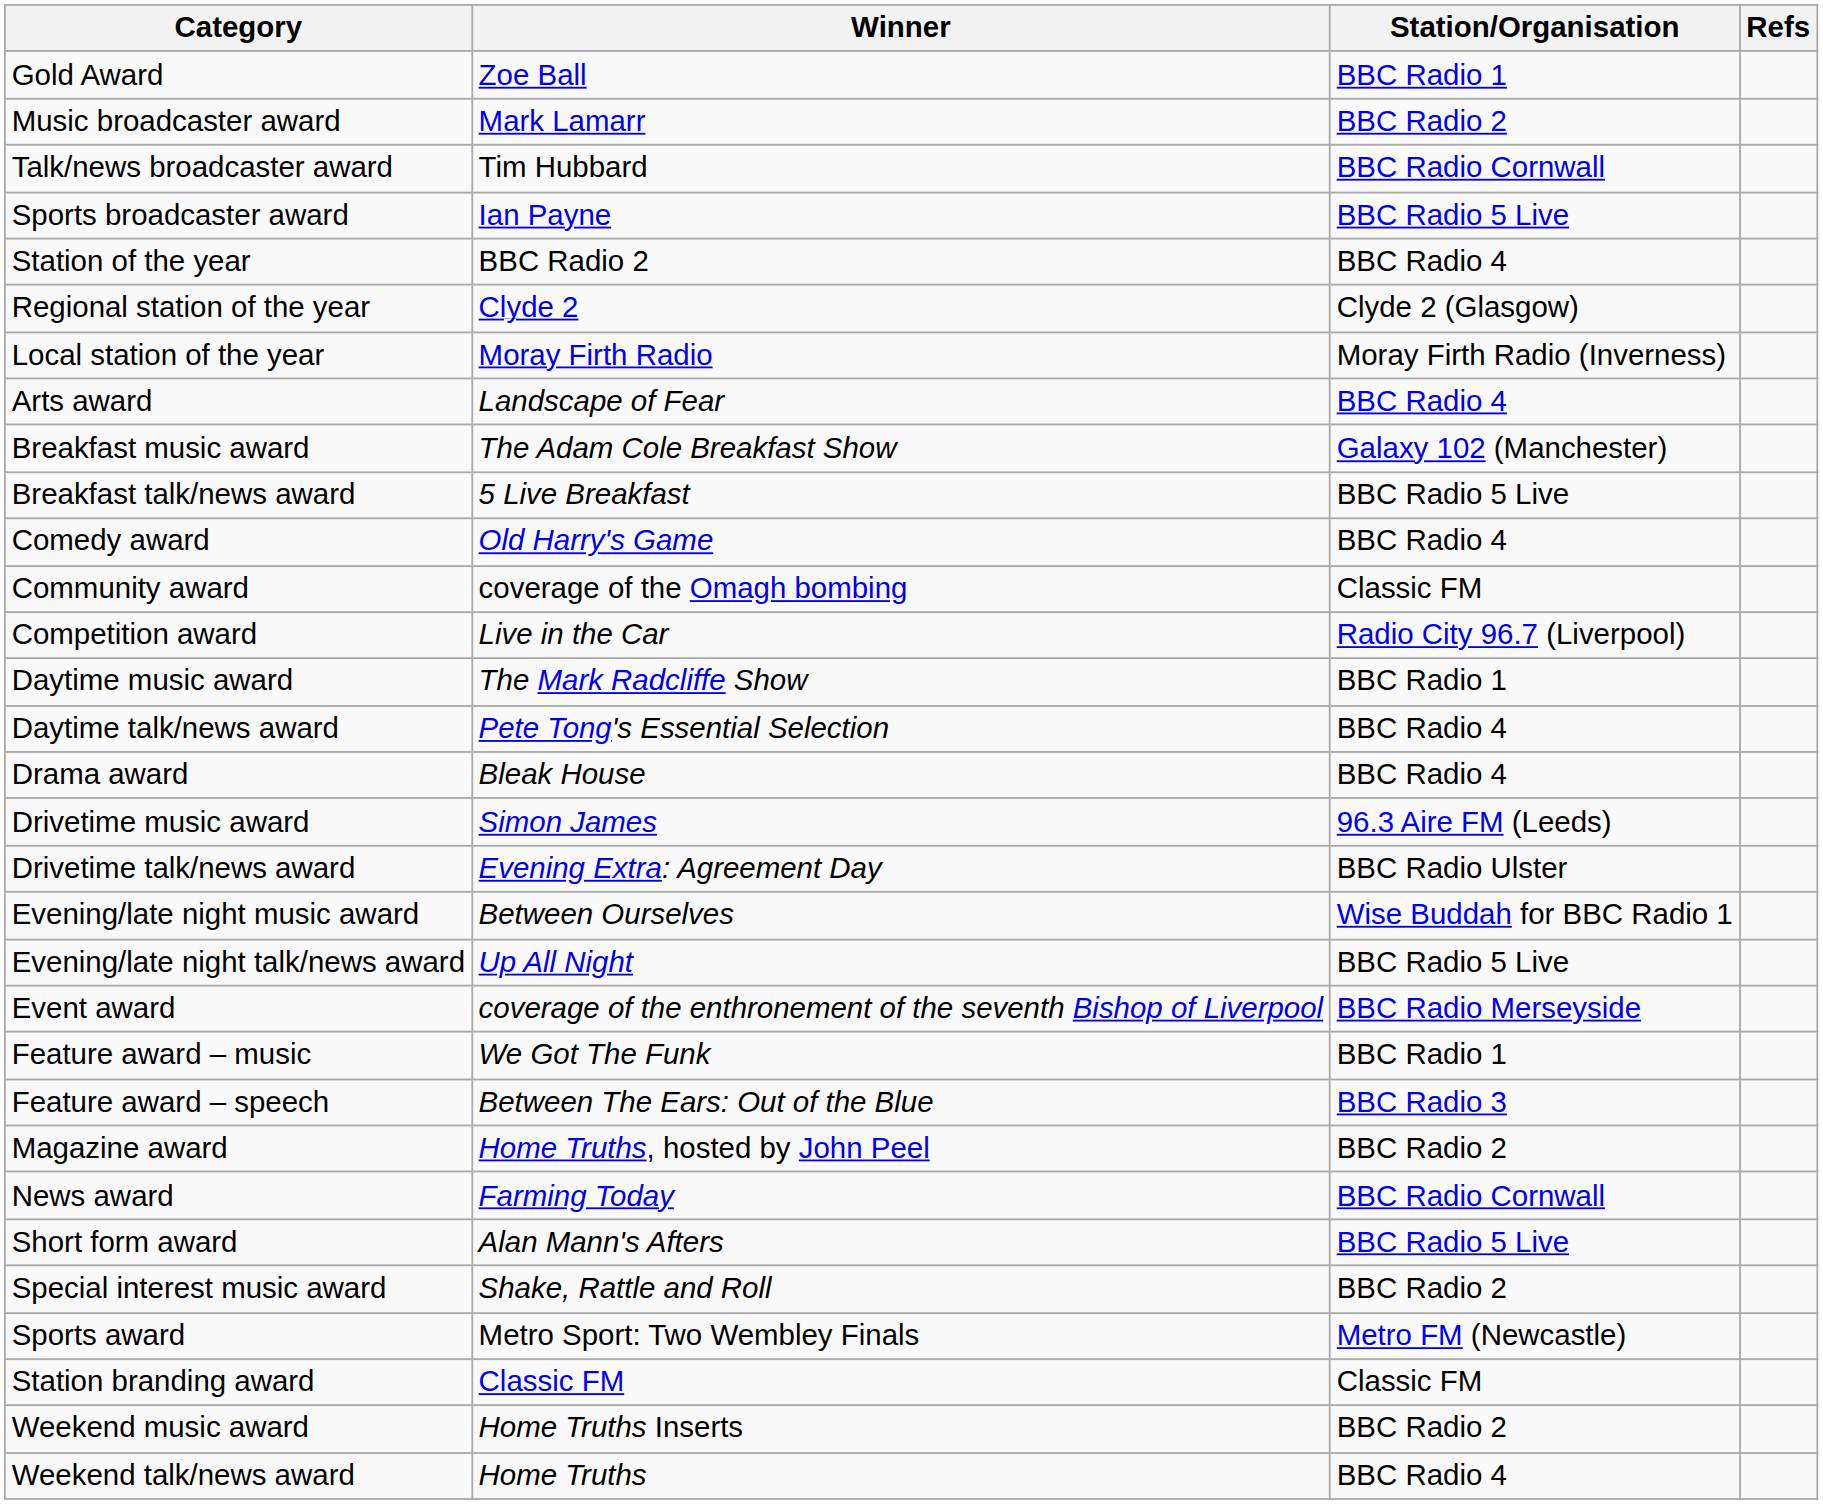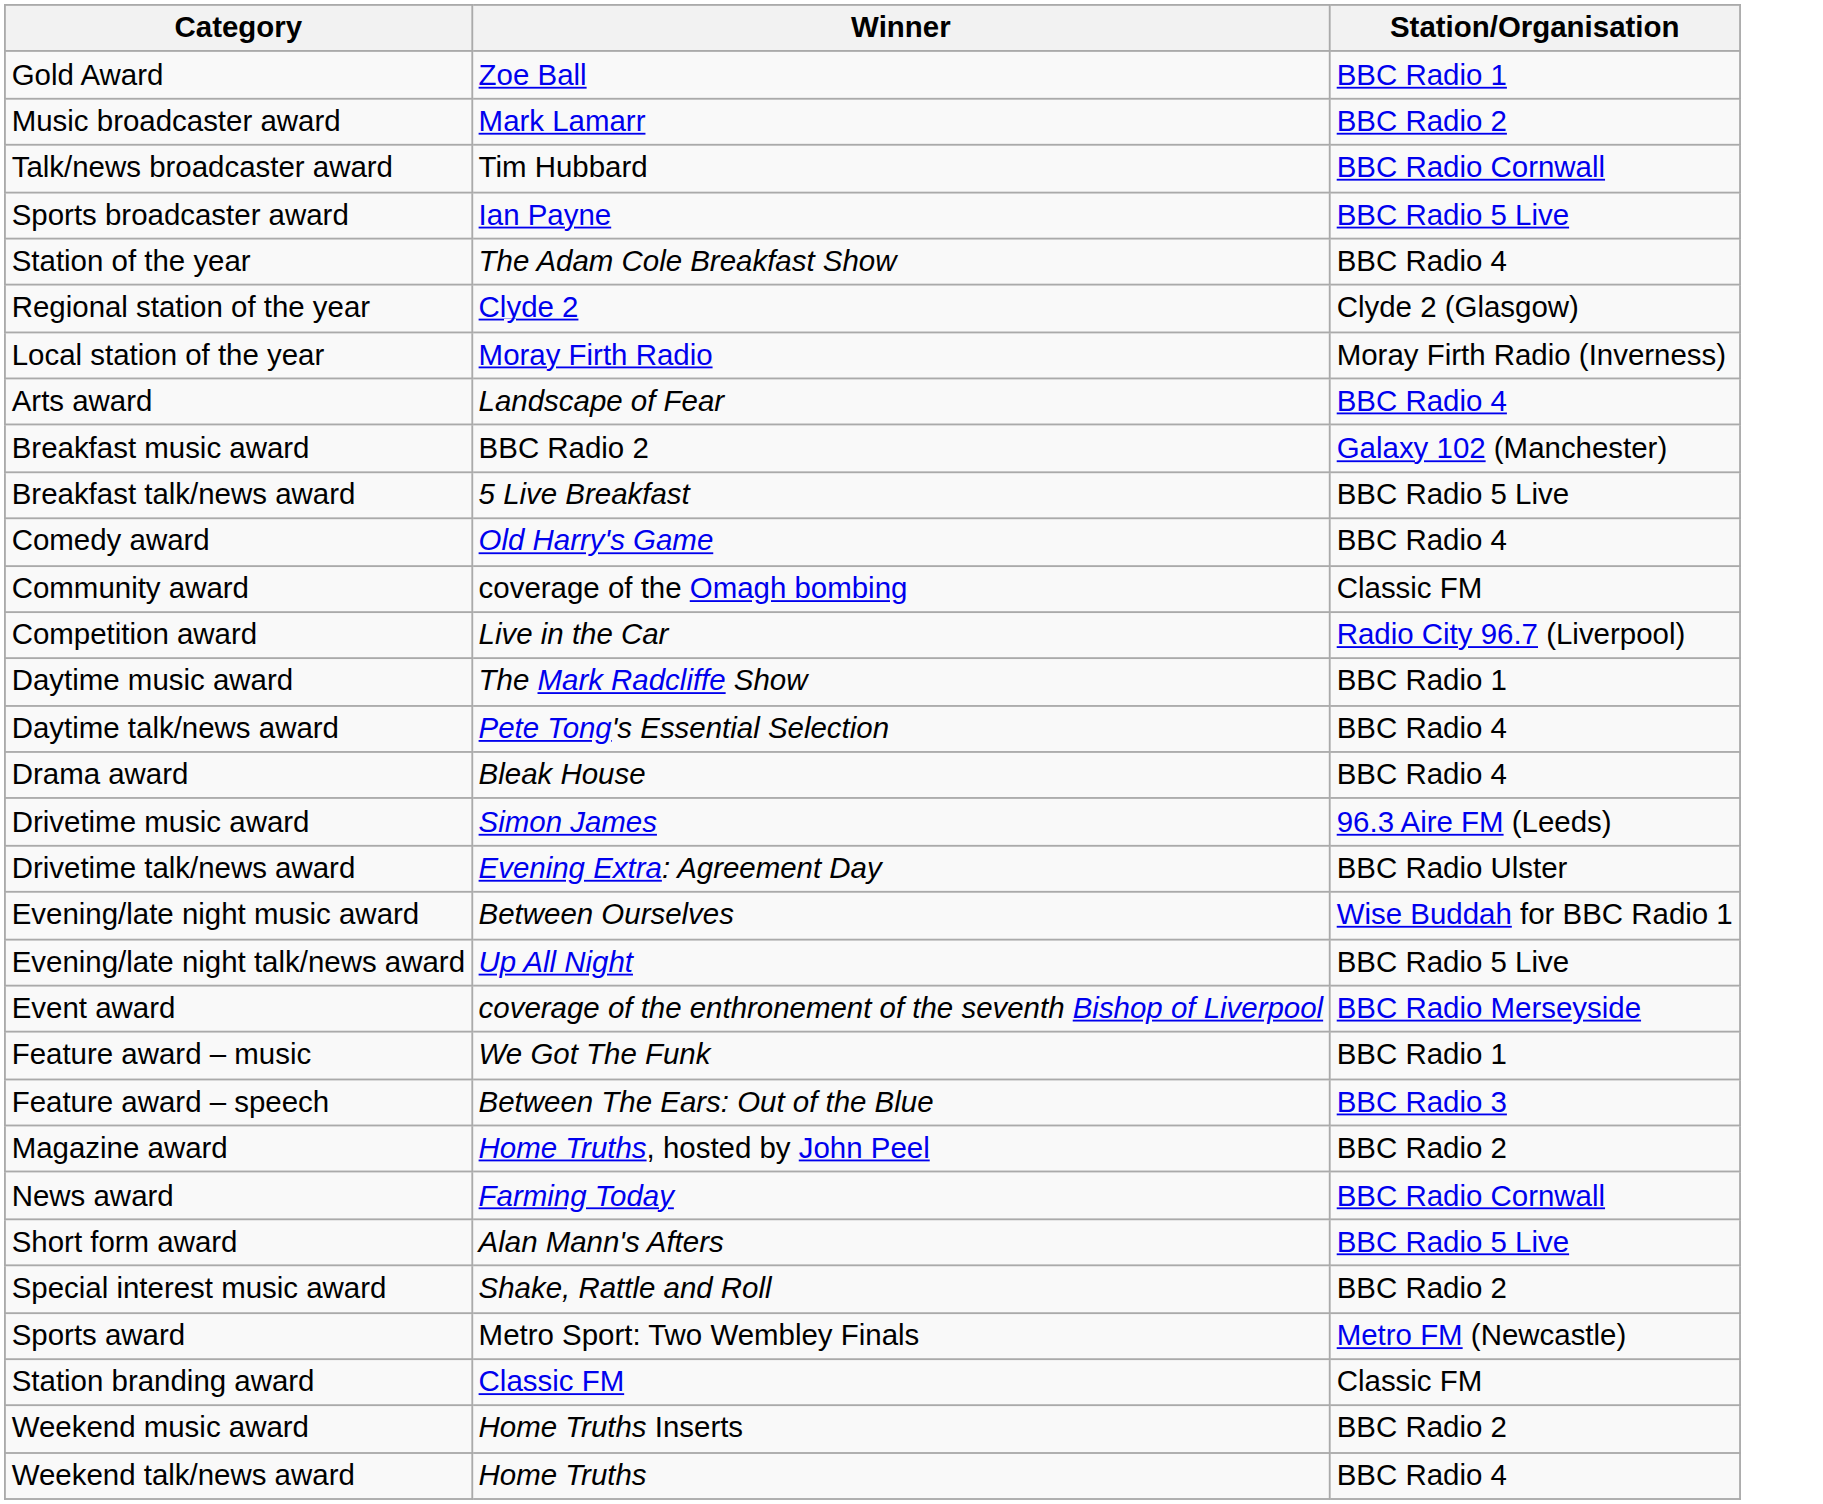- column: (1778, 27)
(564, 261) BBC Radio 2 -> (688, 261) The Adam Cole Breakfast Show
(688, 448) The Adam Cole Breakfast Show -> (564, 448) BBC Radio 2
